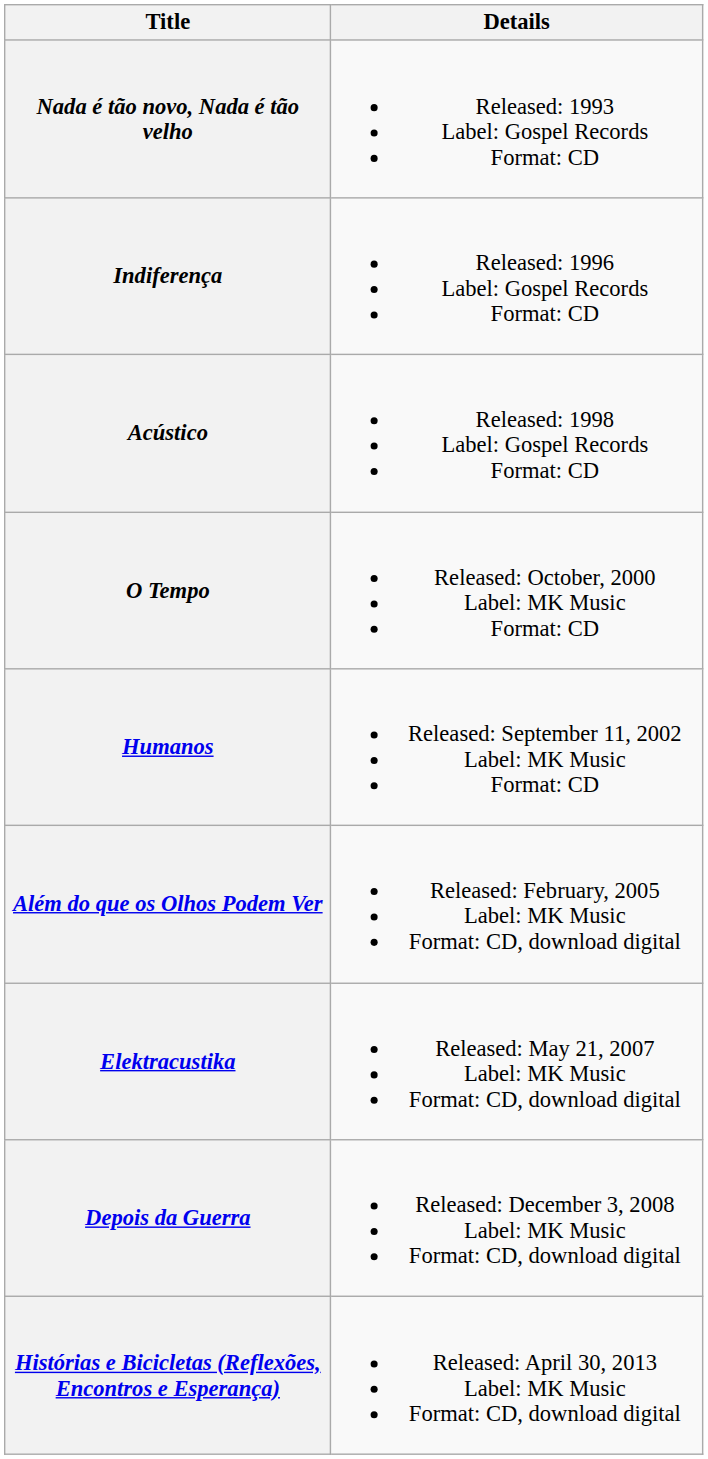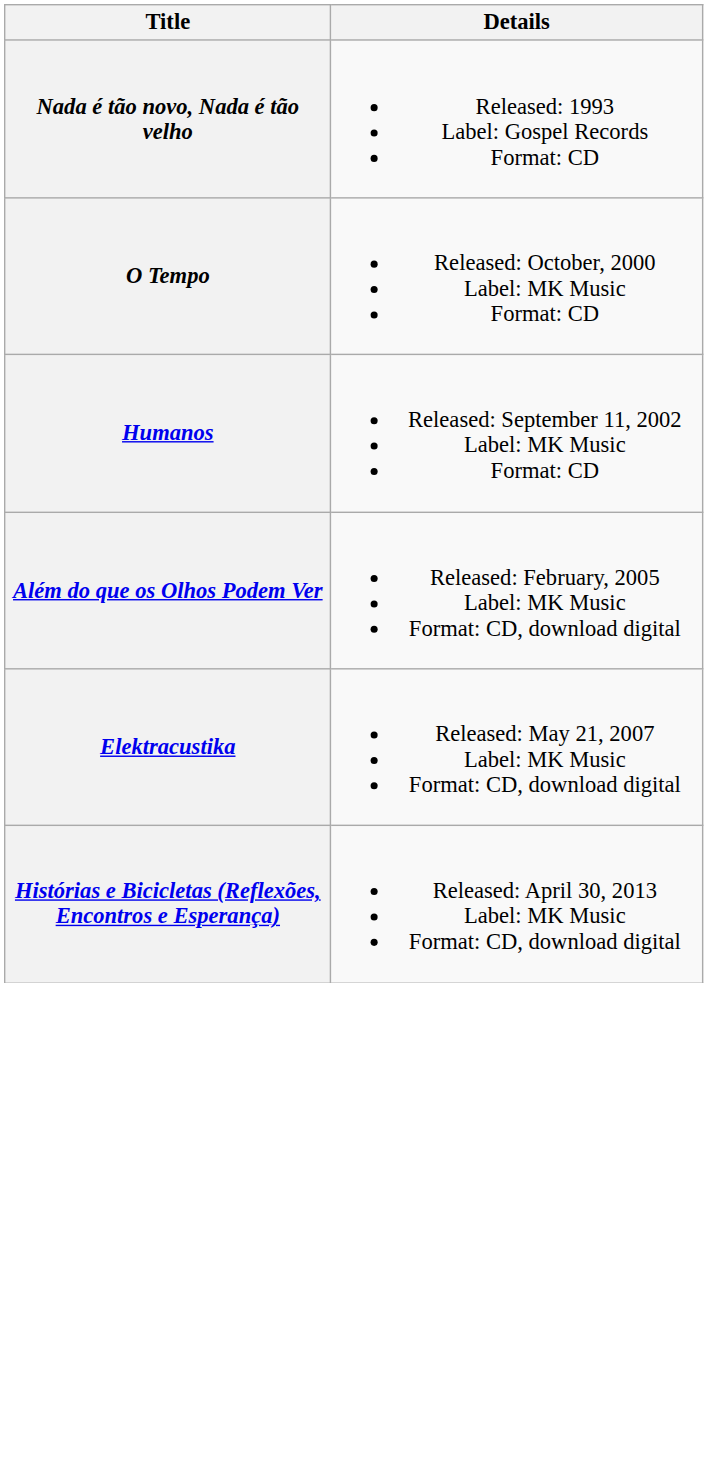- row: (168, 275)
- row: (168, 432)
- row: (168, 1218)
